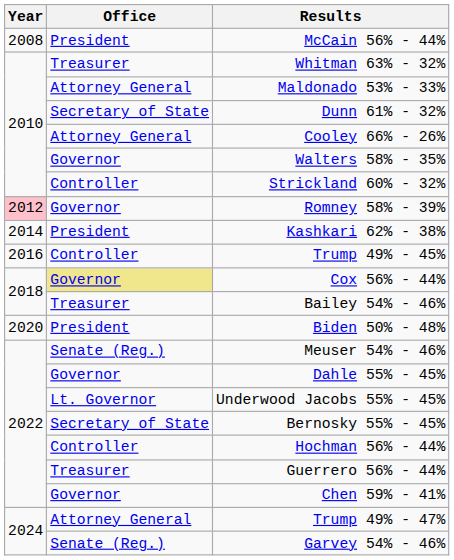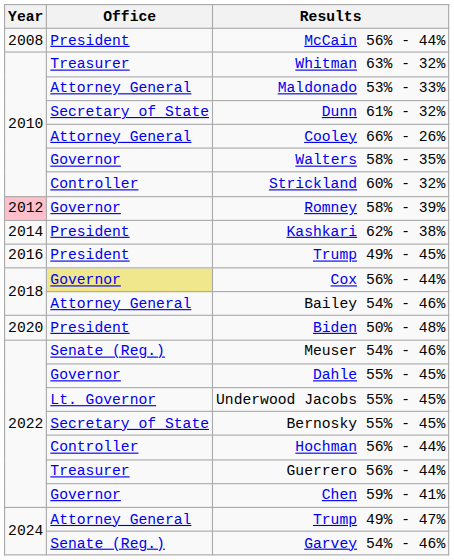(94, 256) Controller -> (90, 256) President
(90, 304) Treasurer -> (121, 304) Attorney General
